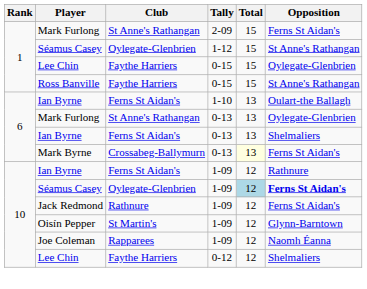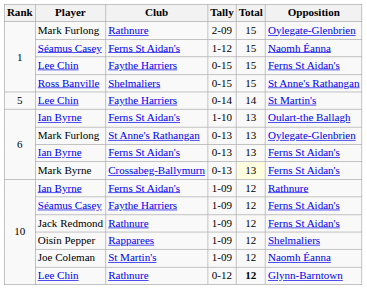(154, 30) St Anne's Rathangan -> (128, 30) Rathnure
(304, 30) Ferns St Aidan's -> (312, 30) Oylegate-Glenbrien
(152, 48) Oylegate-Glenbrien -> (144, 48) Ferns St Aidan's
(314, 48) St Anne's Rathangan -> (299, 48) Naomh Éanna
(312, 65) Oylegate-Glenbrien -> (304, 65) Ferns St Aidan's
(143, 83) Faythe Harriers -> (134, 83) Shelmaliers
+ row: (58, 100)
(294, 135) Shelmaliers -> (304, 153) Ferns St Aidan's
(152, 188) Oylegate-Glenbrien -> (143, 205) Faythe Harriers
(251, 188) lightblue background -> (251, 205) no background
(307, 188) bold -> (304, 205) normal
(132, 223) St Martin's -> (131, 240) Rapparees
(305, 223) Glynn-Barntown -> (294, 240) Shelmaliers
(131, 240) Rapparees -> (132, 258) St Martin's
(143, 258) Faythe Harriers -> (128, 275) Rathnure
(251, 258) normal -> (251, 275) bold
(294, 258) Shelmaliers -> (305, 275) Glynn-Barntown
